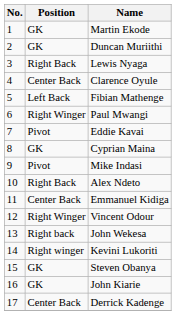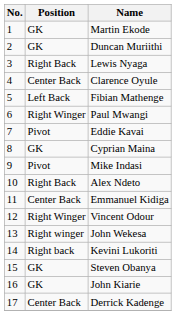(51, 234) Right back -> (56, 234) Right winger
(56, 251) Right winger -> (51, 251) Right back
